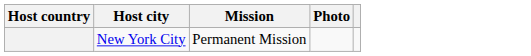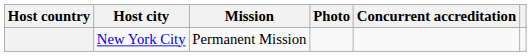+ column: (436, 16)
